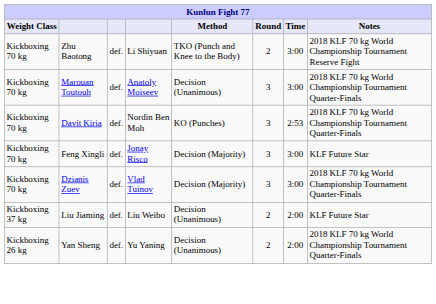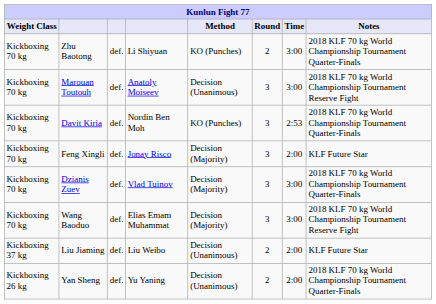(207, 51) TKO (Punch and Knee to the Body) -> (216, 51) KO (Punches)
(358, 51) 2018 KLF 70 kg World Championship Tournament Reserve Fight -> (357, 51) 2018 KLF 70 kg World Championship Tournament Quarter-Finals
(358, 87) 2018 KLF 70 kg World Championship Tournament Quarter-Finals -> (357, 87) 2018 KLF 70 kg World Championship Tournament Reserve Fight
(295, 153) 3:00 -> (294, 153) 2:00
+ row: (75, 220)
